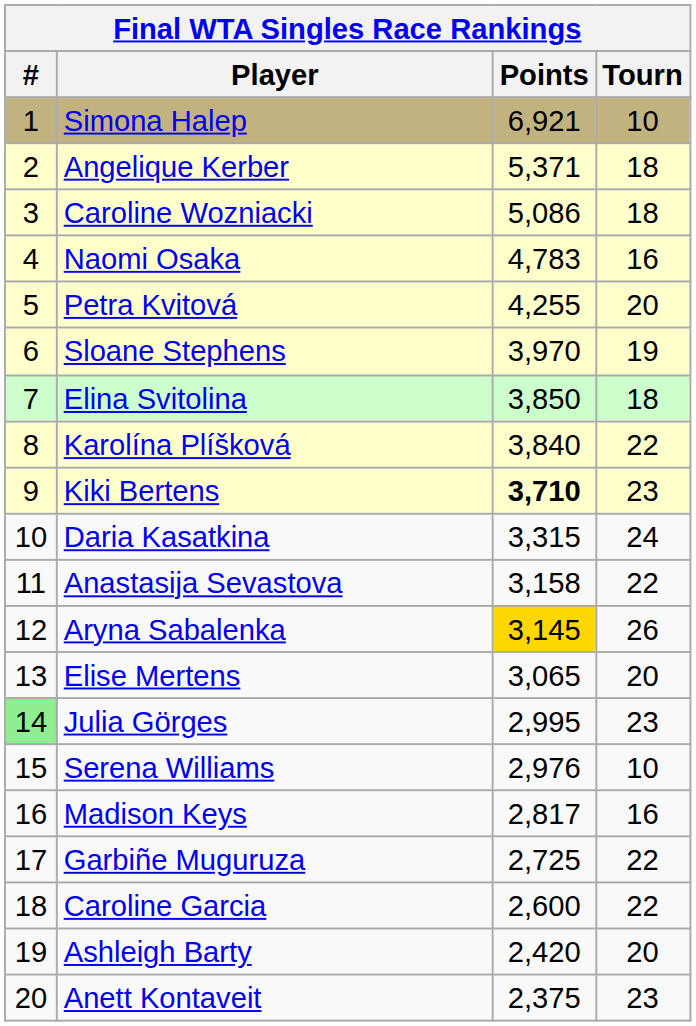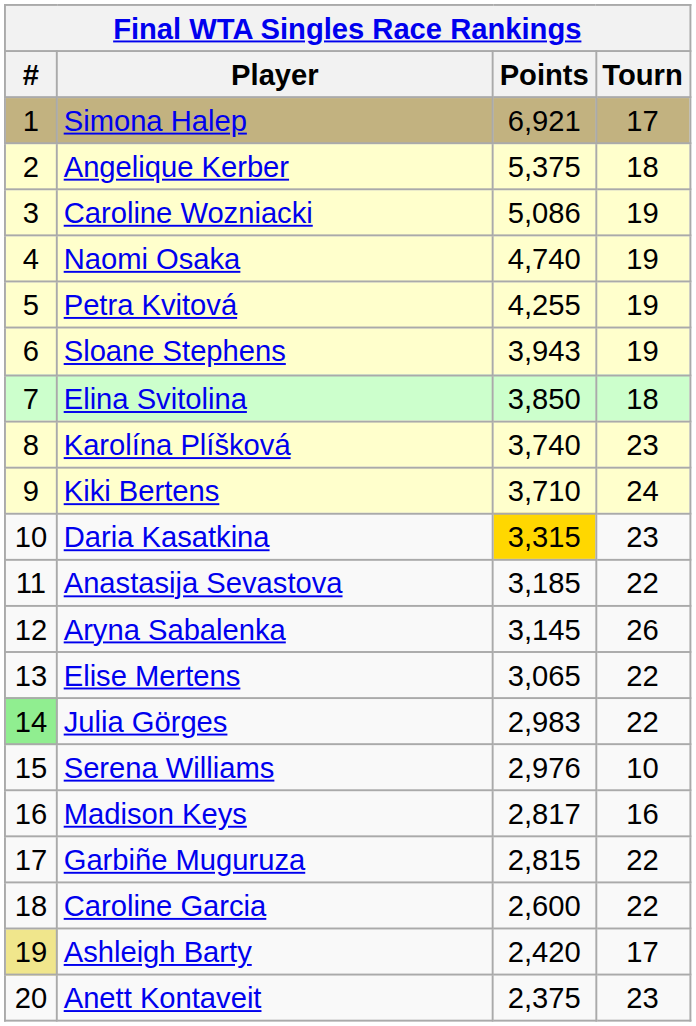(643, 121) 10 -> (643, 121) 17
(544, 167) 5,371 -> (544, 167) 5,375
(643, 213) 18 -> (643, 213) 19
(544, 259) 4,783 -> (544, 259) 4,740
(643, 259) 16 -> (643, 259) 19
(643, 305) 20 -> (643, 305) 19
(544, 352) 3,970 -> (544, 352) 3,943
(544, 444) 3,840 -> (544, 444) 3,740
(643, 444) 22 -> (643, 444) 23
(544, 490) bold -> (544, 490) normal
(643, 490) 23 -> (643, 490) 24
(544, 536) no background -> (544, 536) gold background
(643, 536) 24 -> (643, 536) 23
(544, 583) 3,158 -> (544, 583) 3,185
(544, 629) gold background -> (544, 629) no background
(643, 675) 20 -> (643, 675) 22
(544, 721) 2,995 -> (544, 721) 2,983
(643, 721) 23 -> (643, 721) 22
(544, 860) 2,725 -> (544, 860) 2,815
(31, 952) no background -> (31, 952) khaki background
(643, 952) 20 -> (643, 952) 17
